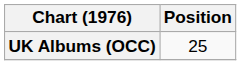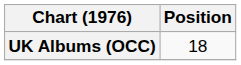(198, 45) 25 -> (198, 45) 18
